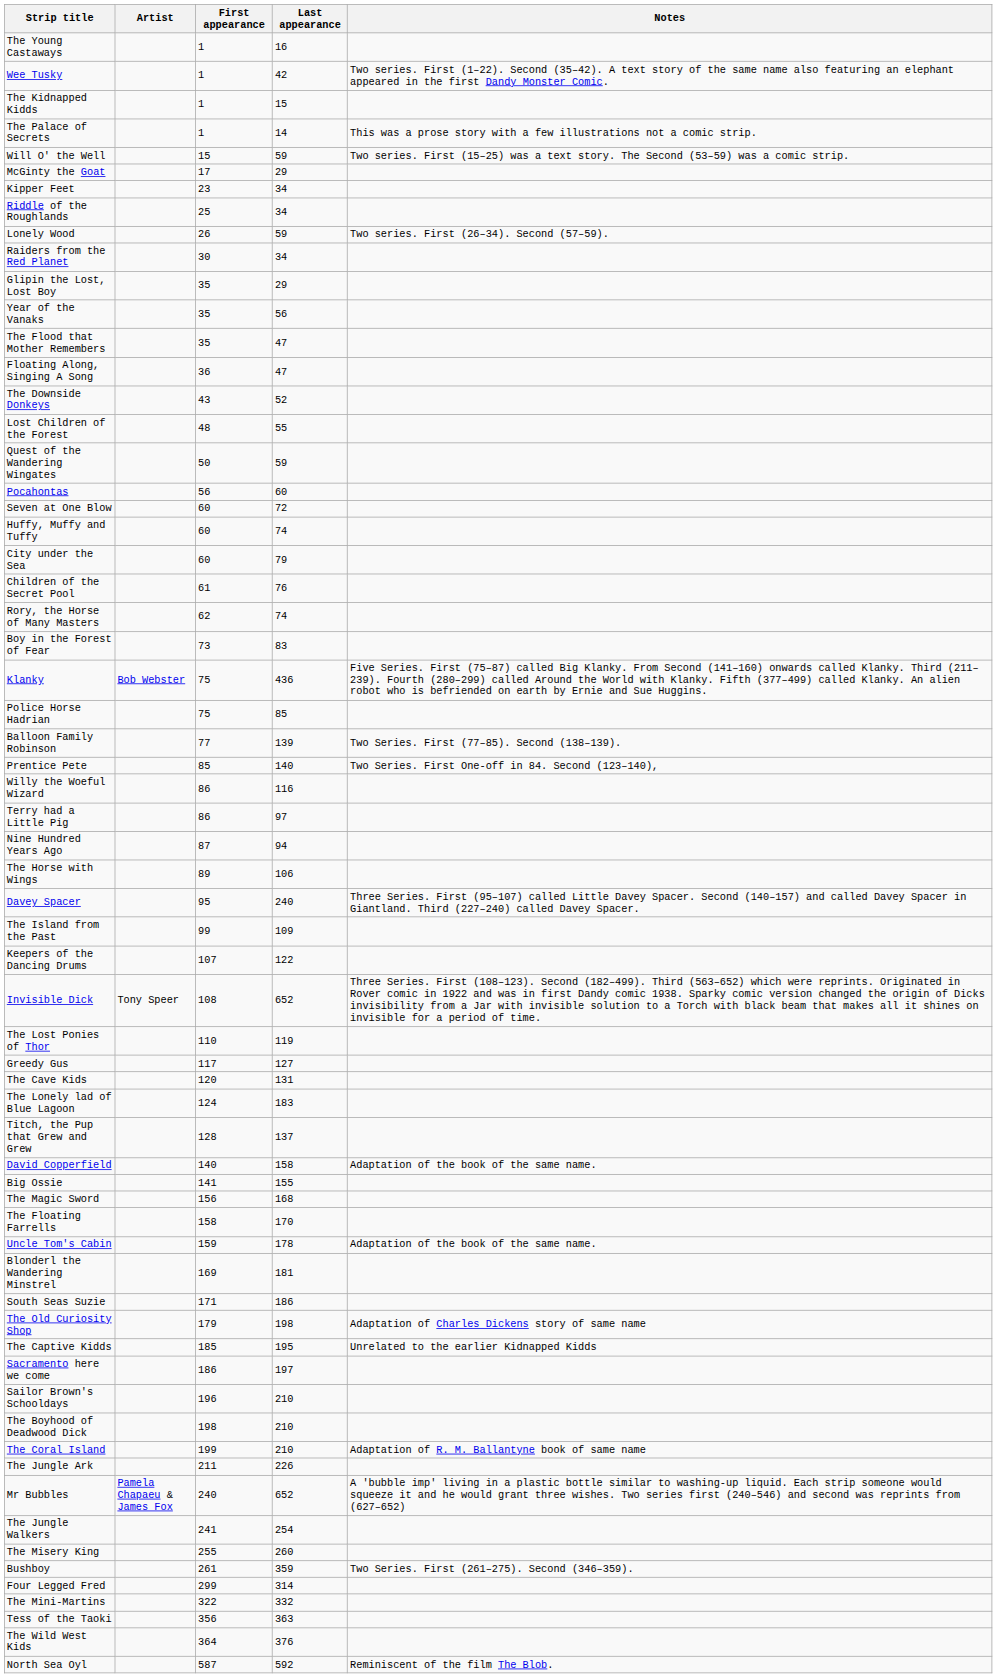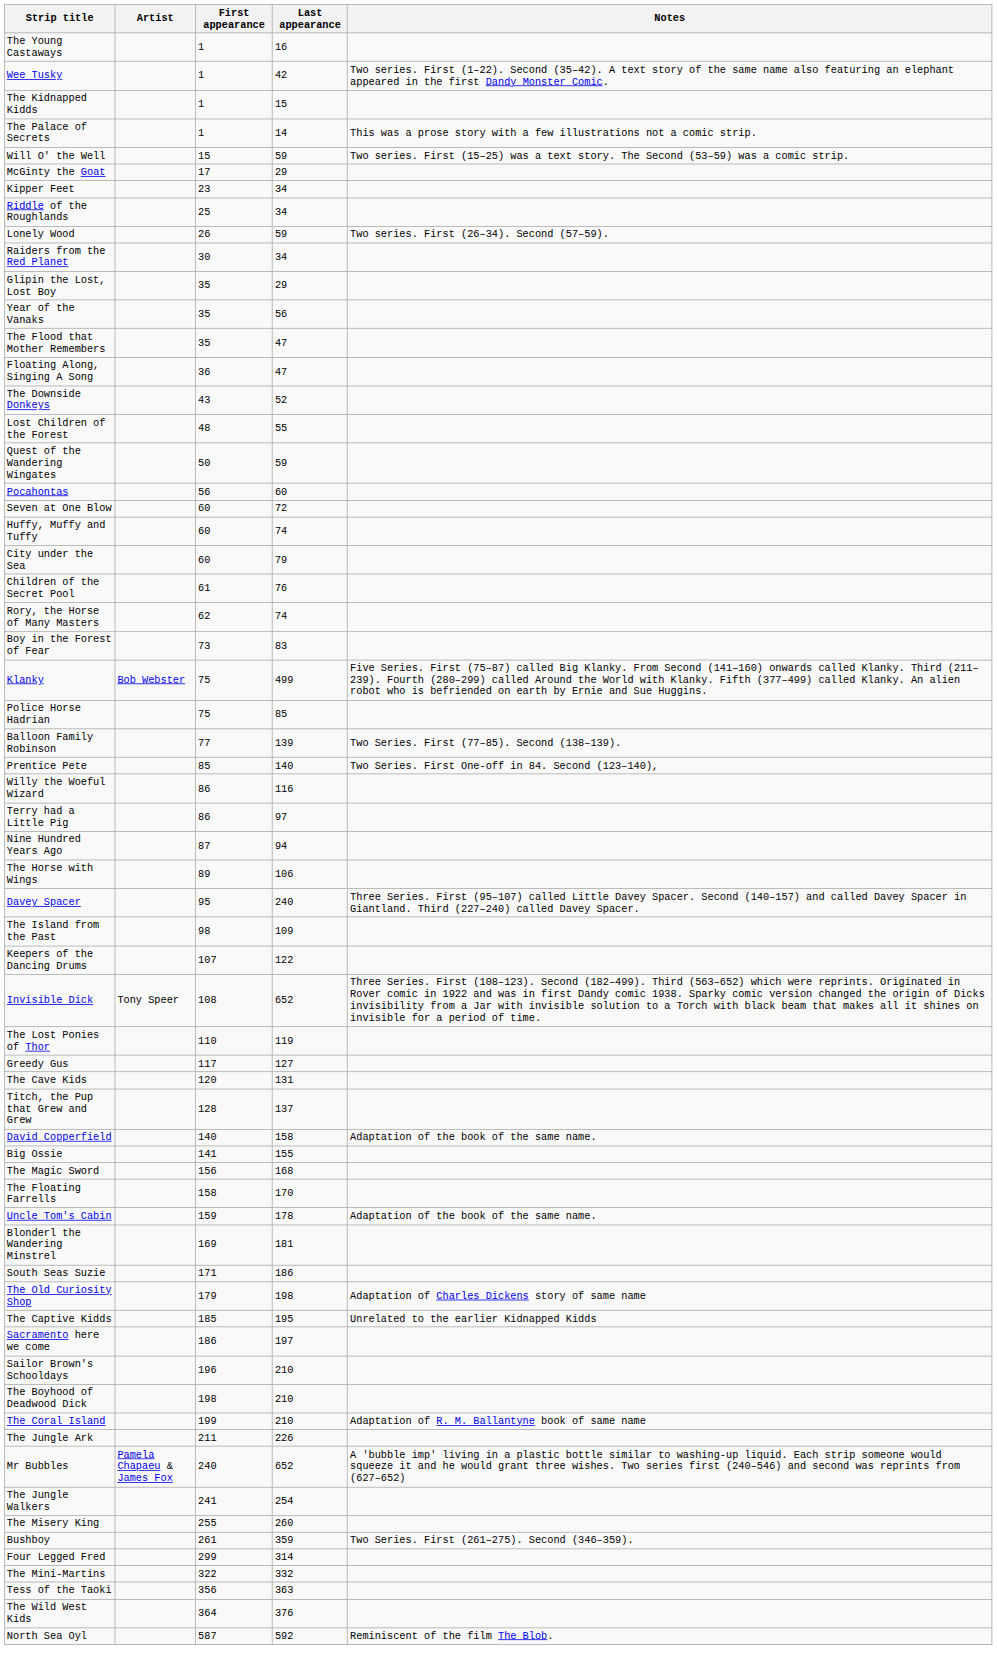(284, 680) 436 -> (284, 680) 499
(204, 931) 99 -> (204, 931) 98
- row: (59, 1103)
